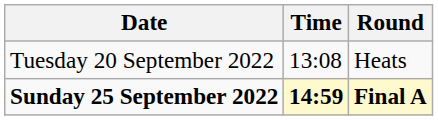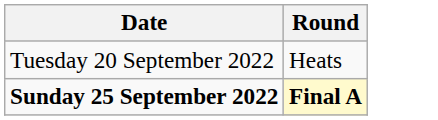- column: (316, 22)
